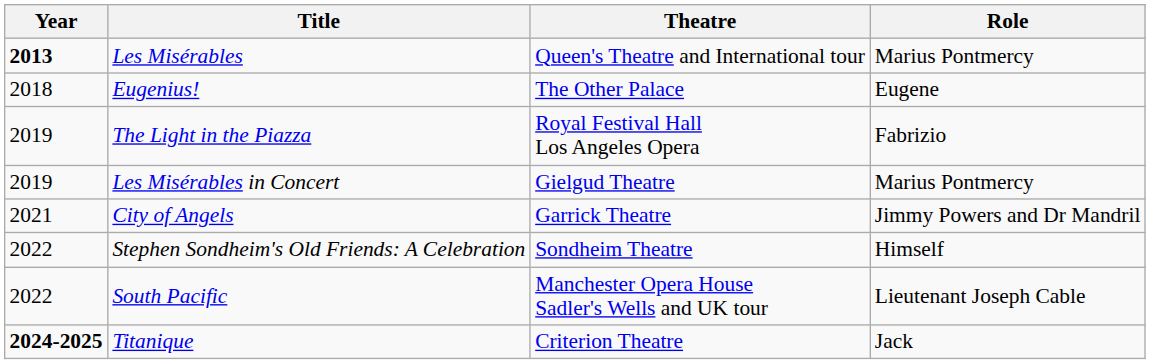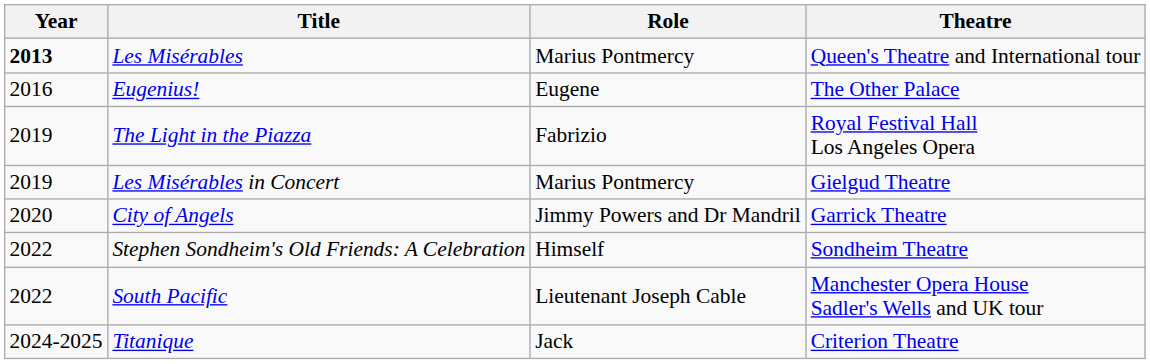columns swapped: (1008, 21) <-> (700, 21)
(31, 89) 2018 -> (31, 89) 2016
(31, 215) 2021 -> (31, 215) 2020
(56, 341) bold -> (56, 341) normal
